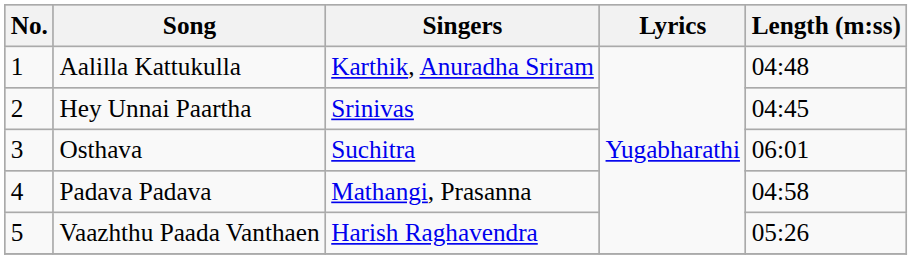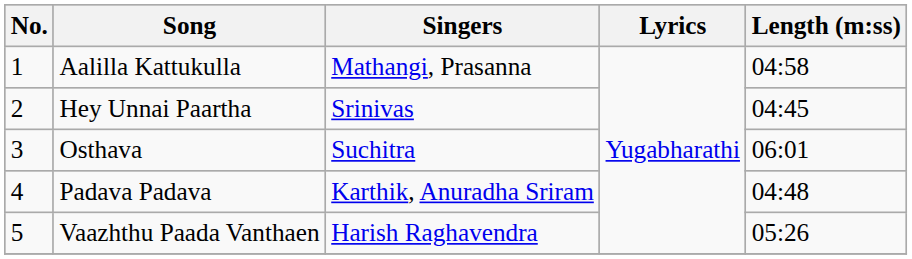(463, 67) Karthik, Anuradha Sriram -> (431, 67) Mathangi, Prasanna
(780, 67) 04:48 -> (780, 67) 04:58
(431, 191) Mathangi, Prasanna -> (463, 191) Karthik, Anuradha Sriram
(780, 191) 04:58 -> (780, 191) 04:48
